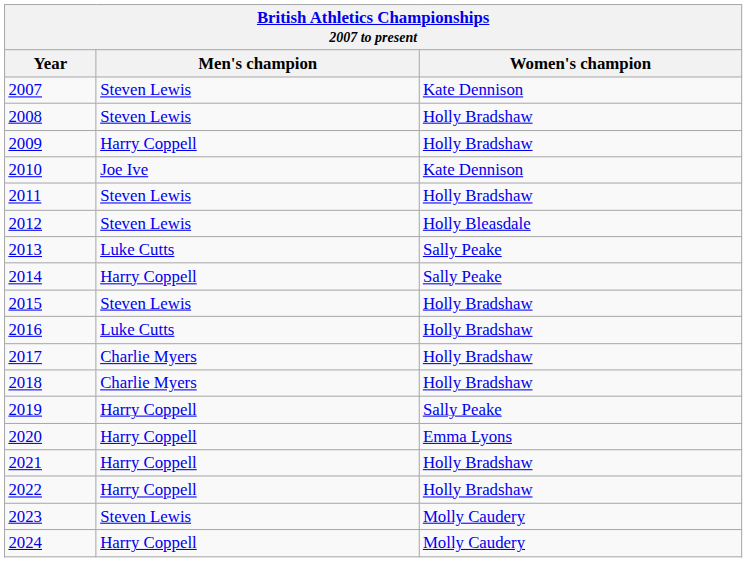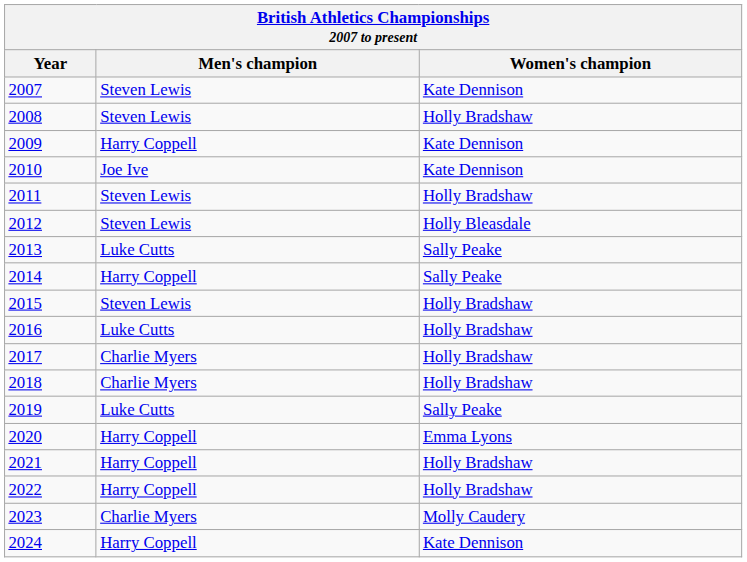(478, 143) Holly Bradshaw -> (473, 143) Kate Dennison
(148, 409) Harry Coppell -> (137, 409) Luke Cutts
(146, 516) Steven Lewis -> (148, 516) Charlie Myers
(474, 542) Molly Caudery -> (473, 542) Kate Dennison
